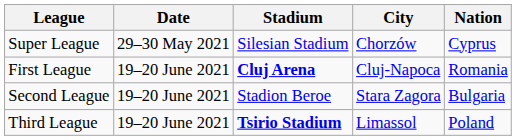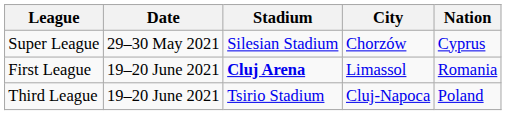(398, 69) Cluj-Napoca -> (376, 69) Limassol
- row: (59, 95)
(289, 122) bold -> (276, 95) normal
(386, 122) Limassol -> (388, 95) Cluj-Napoca
